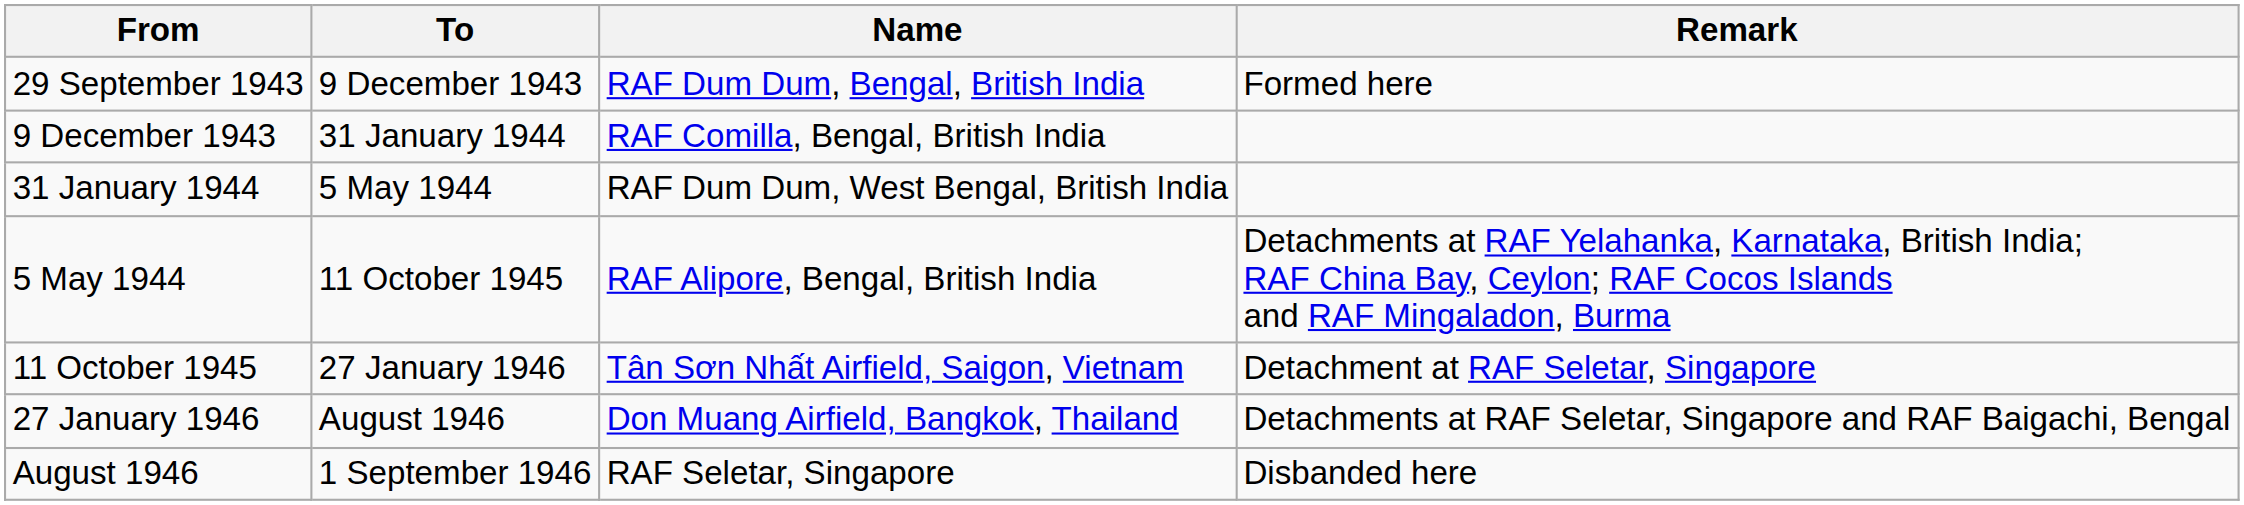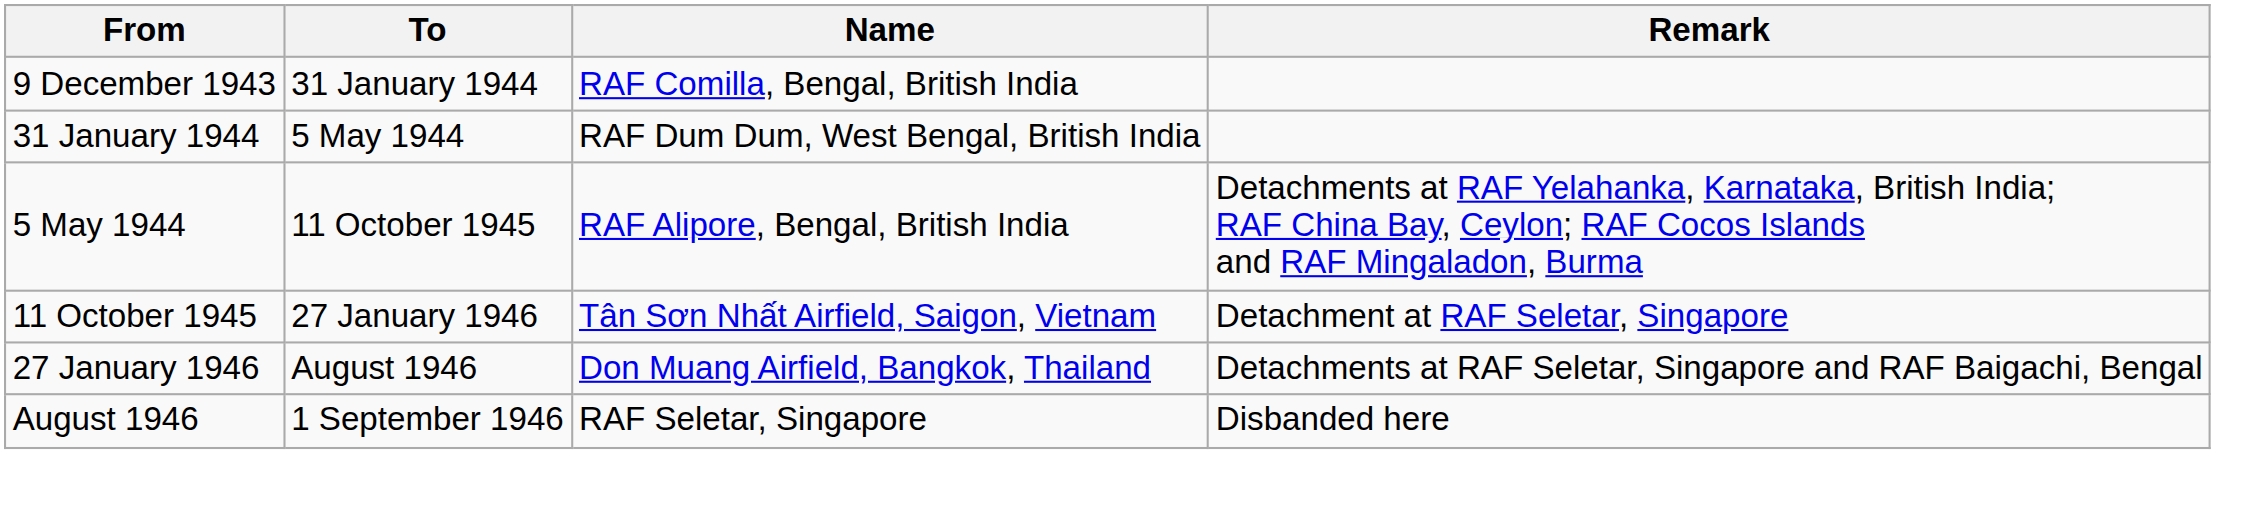- row: (158, 83)
